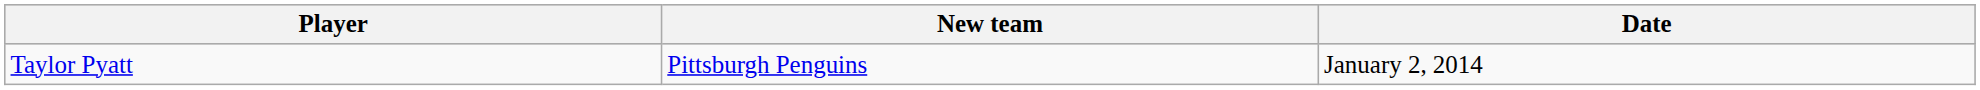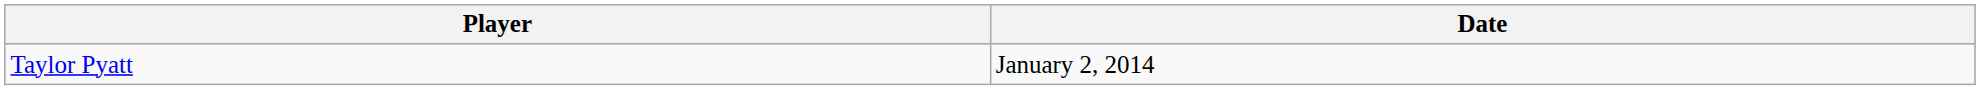- column: (990, 24)
